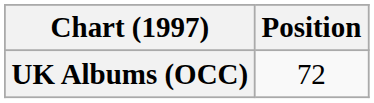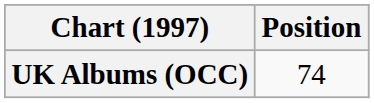(311, 73) 72 -> (311, 73) 74
